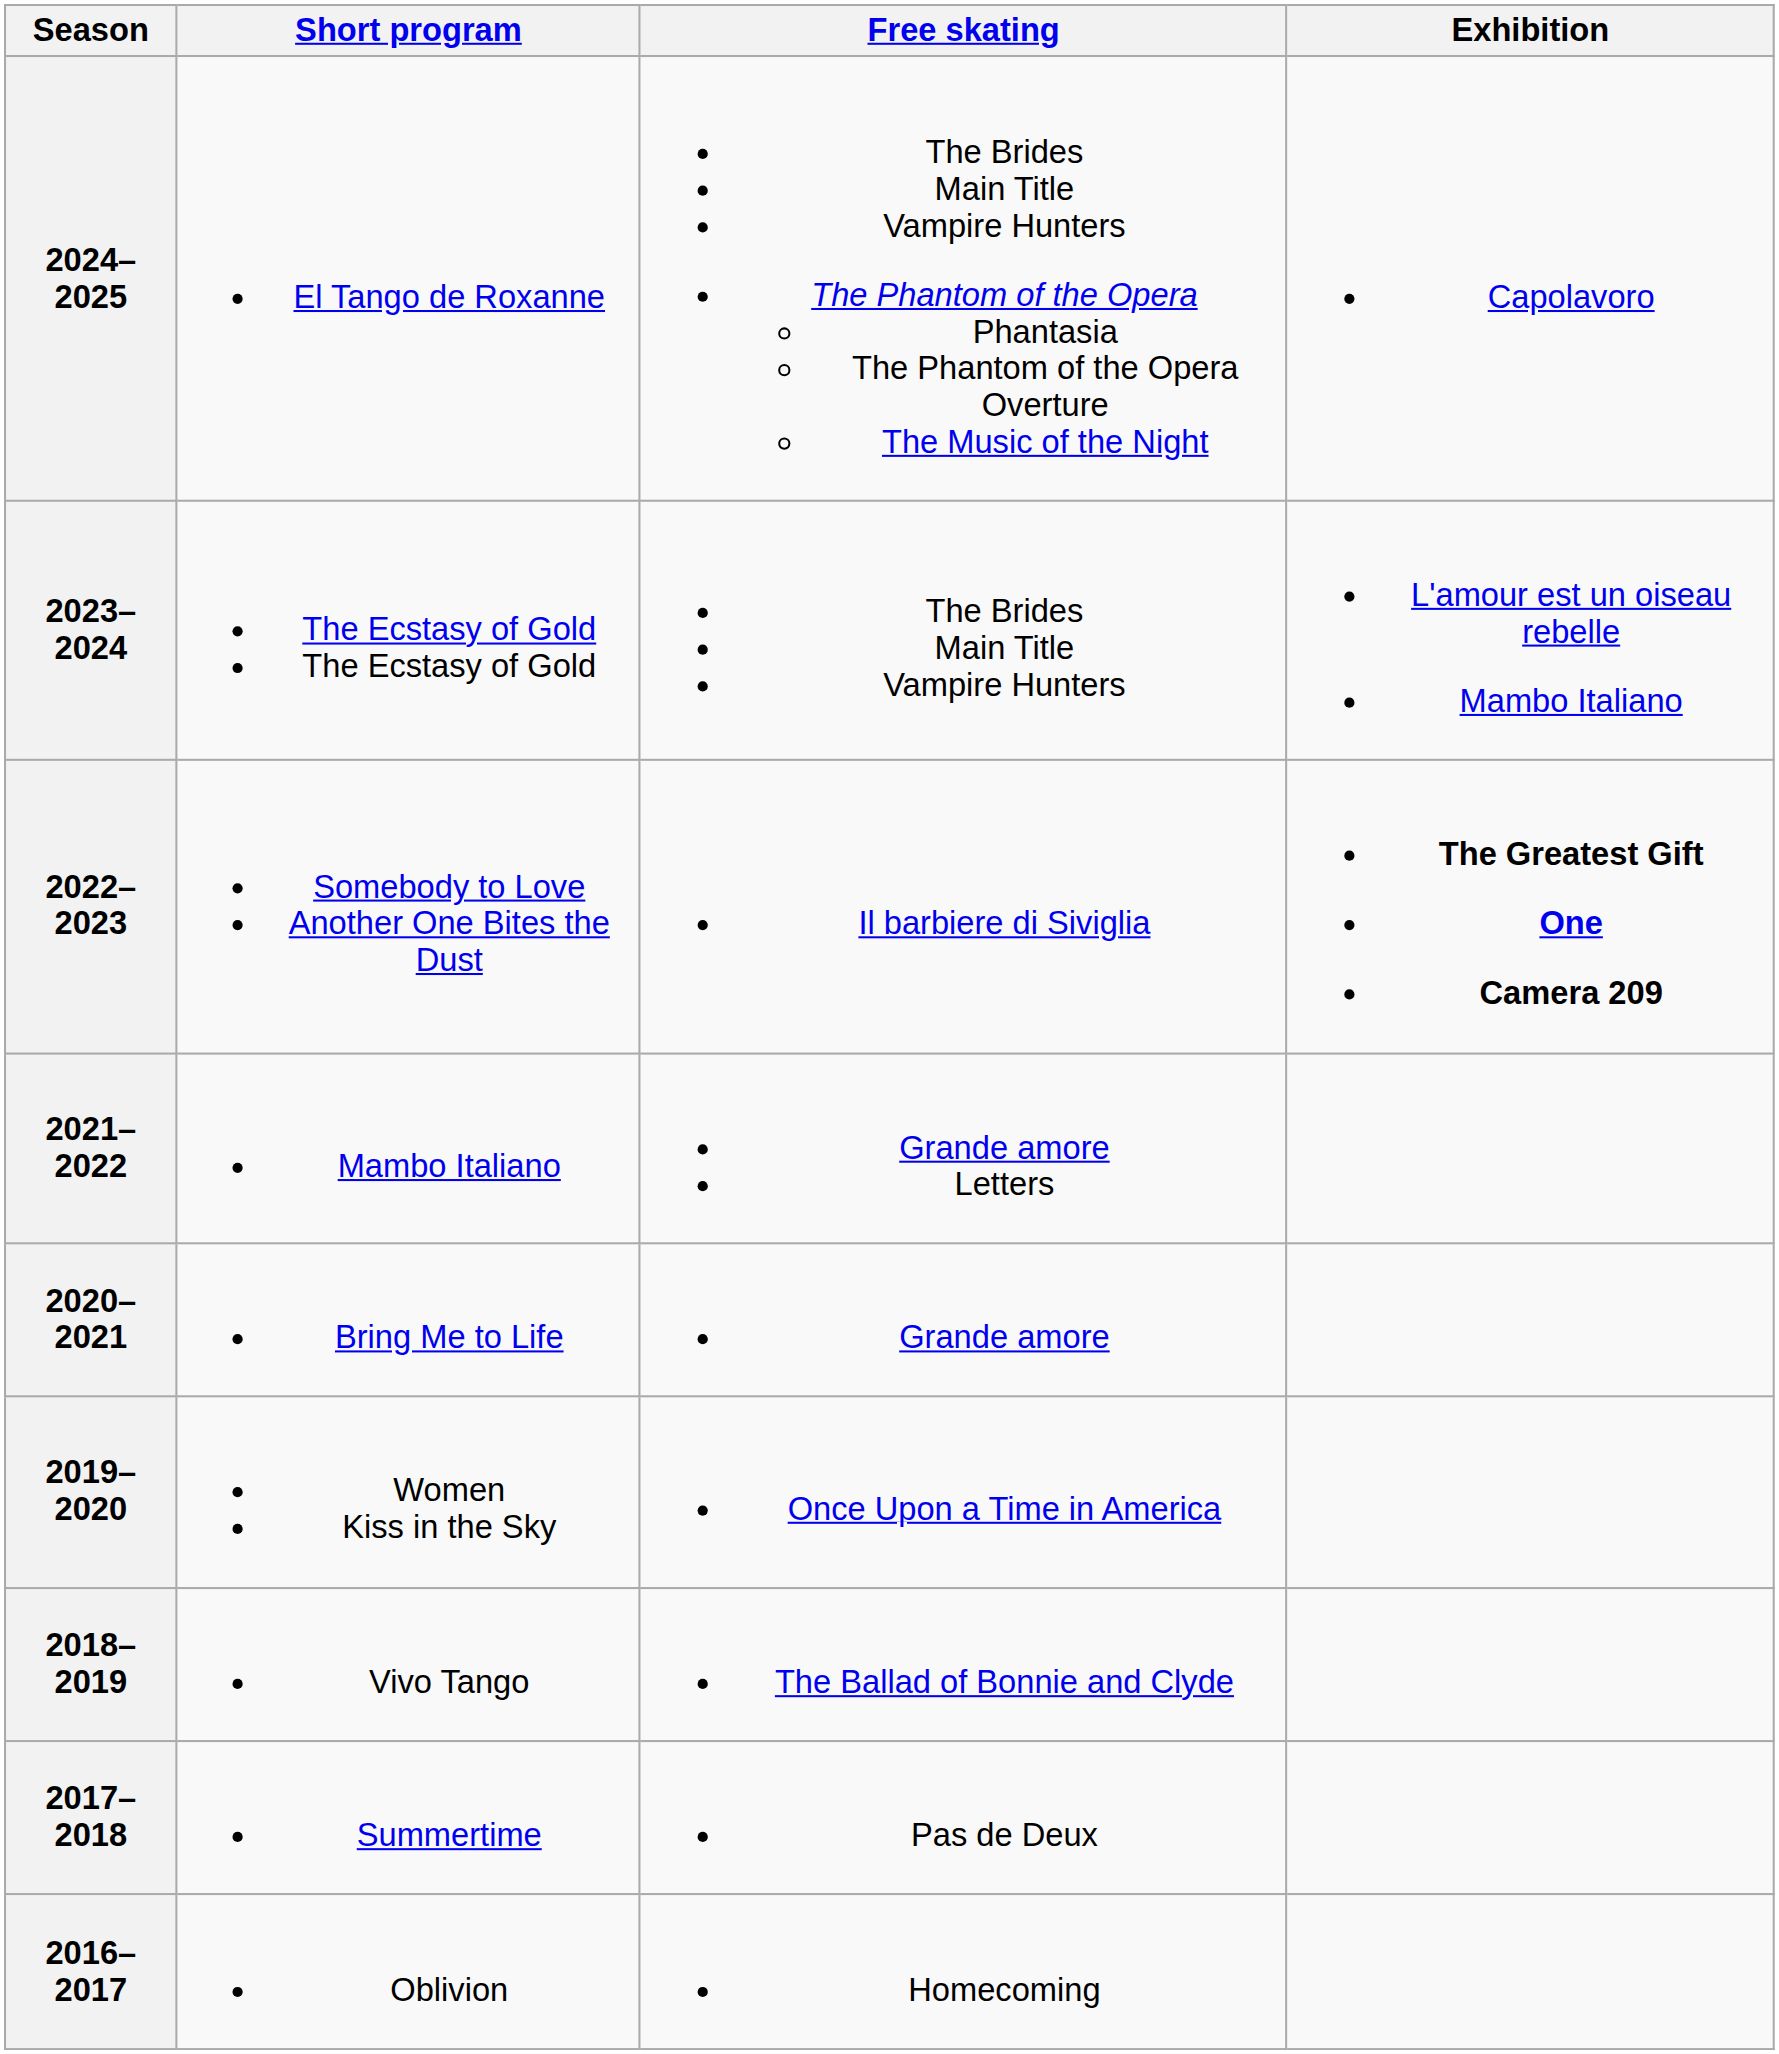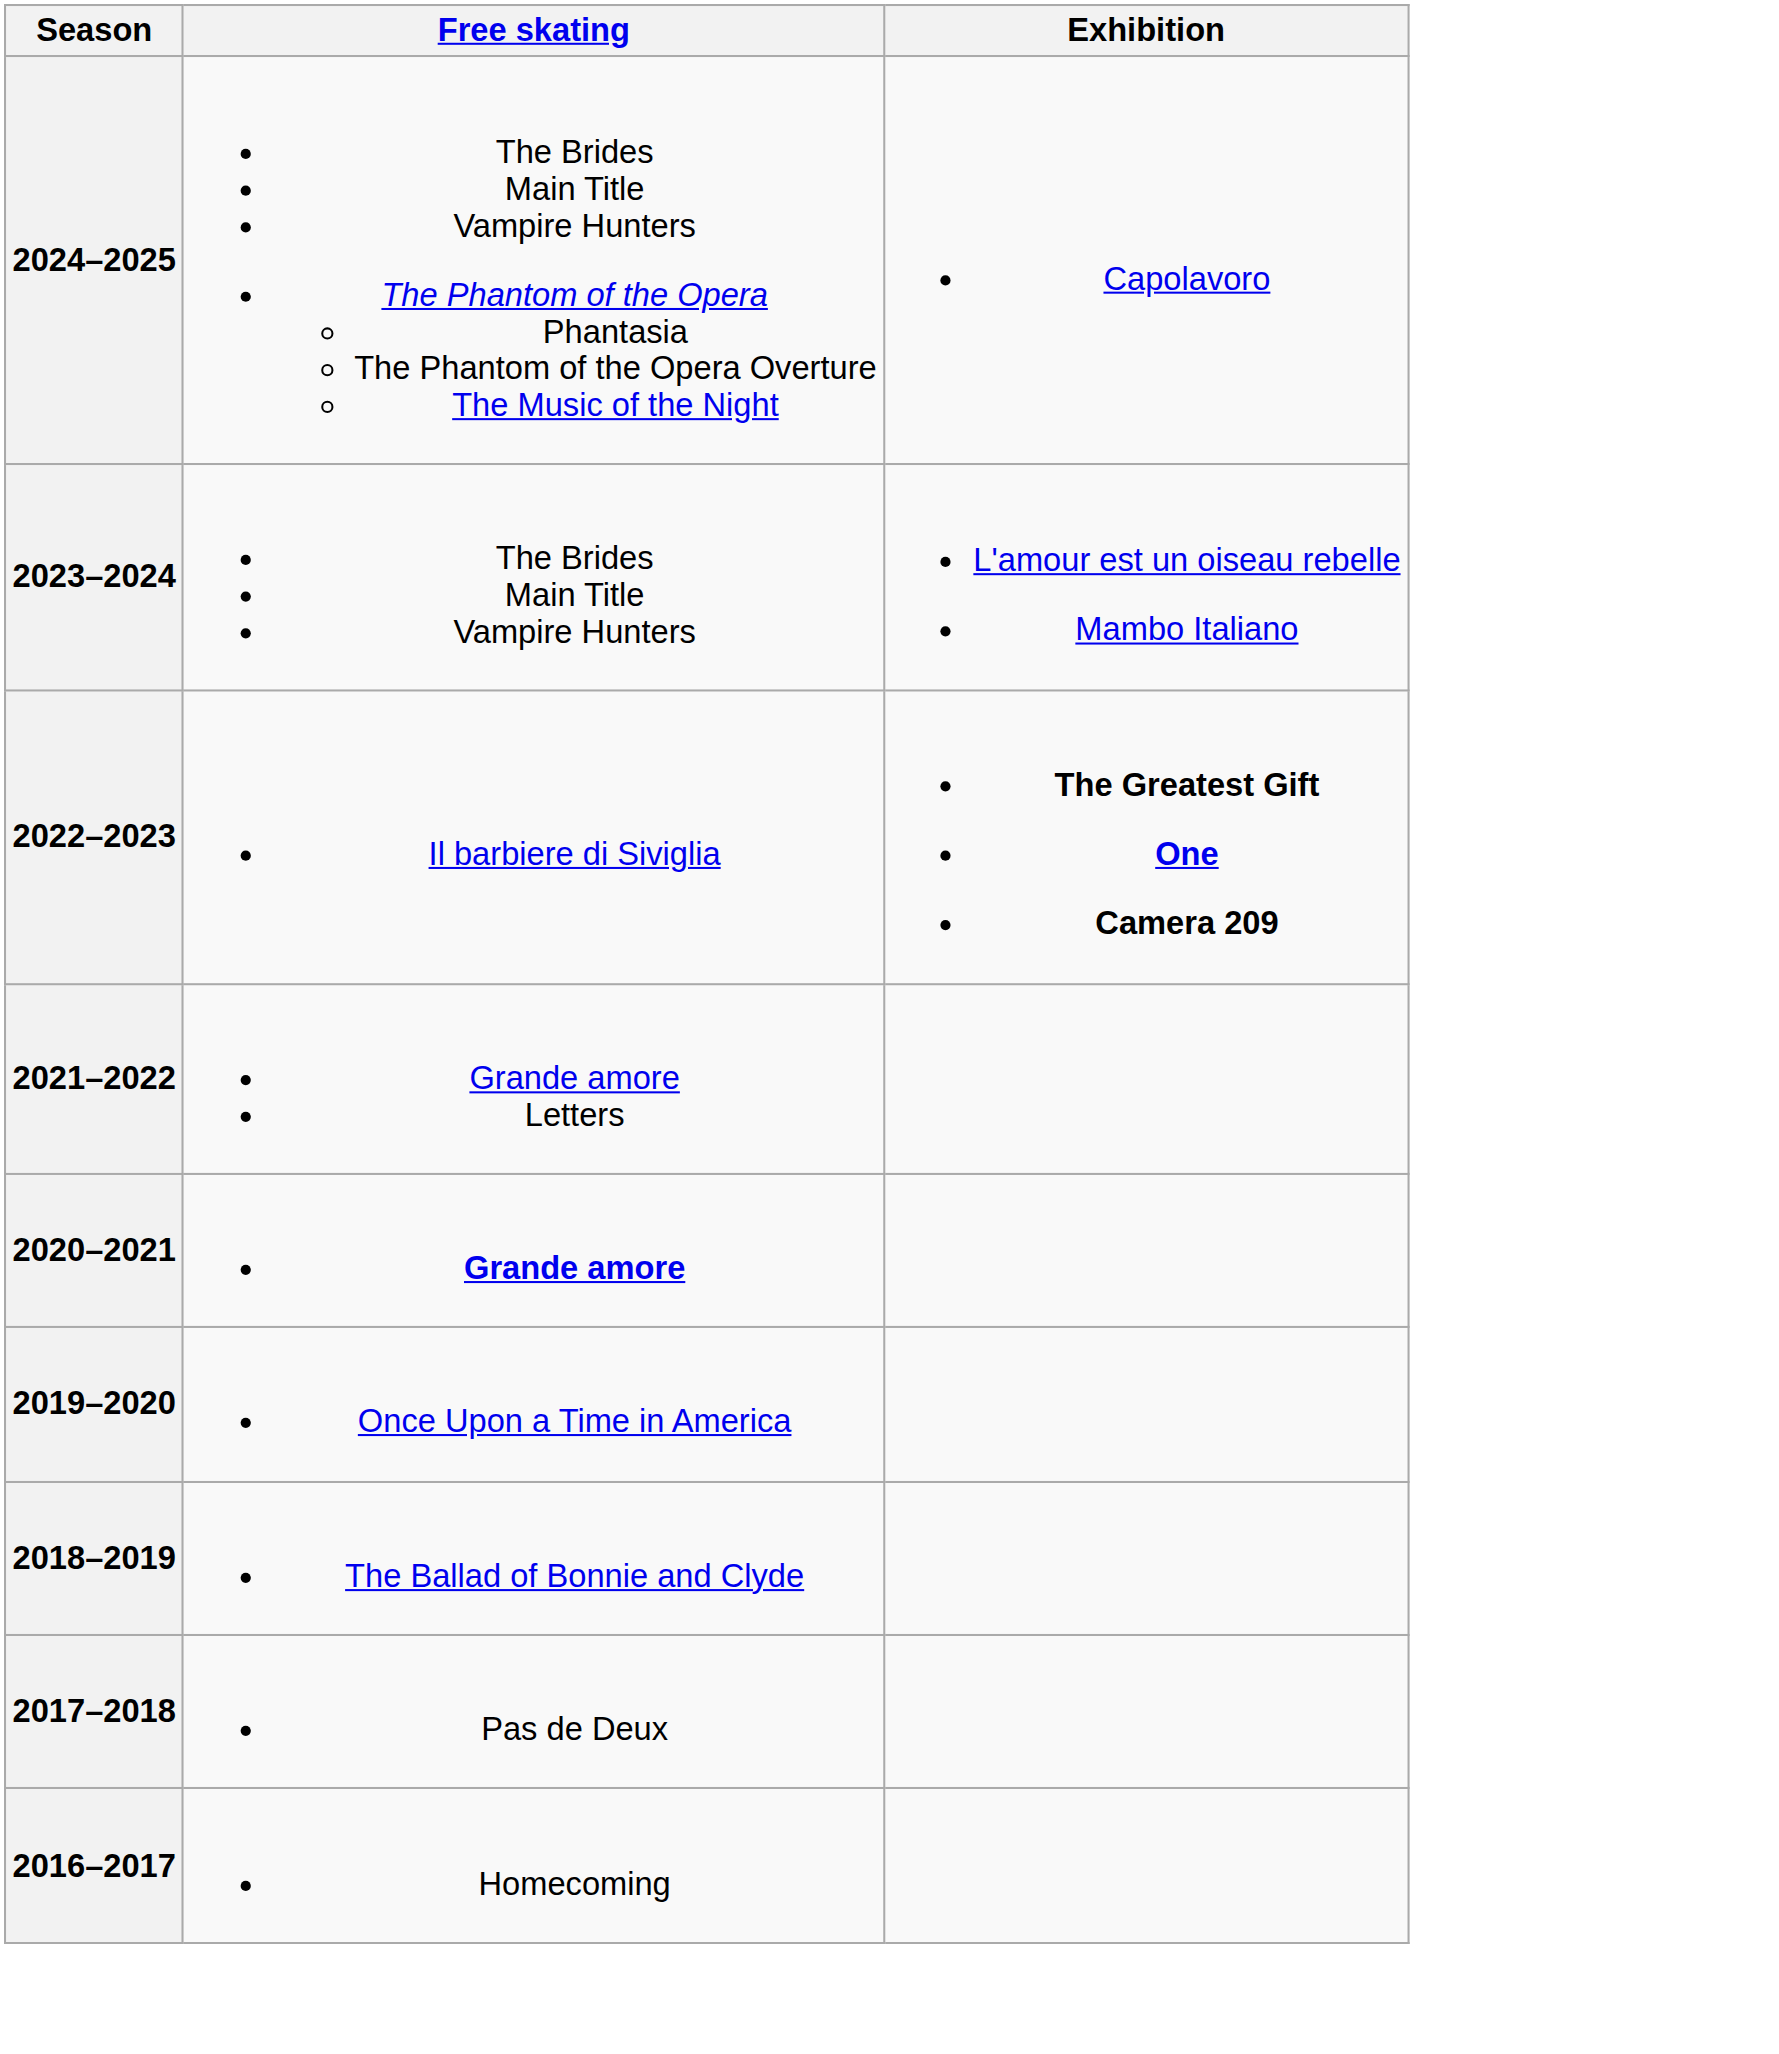- column: (408, 30)
(964, 1338) normal -> (534, 1269) bold
